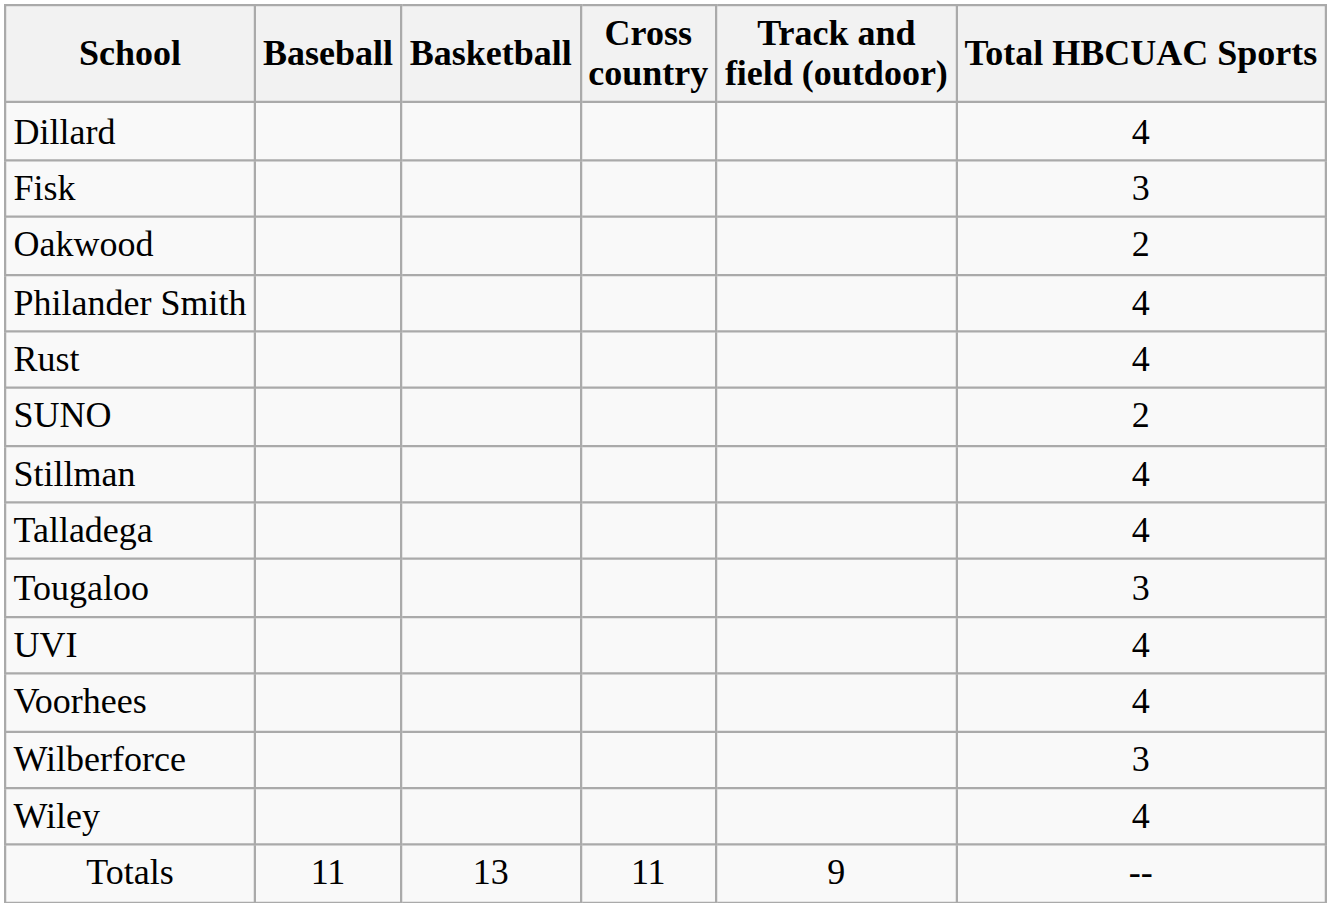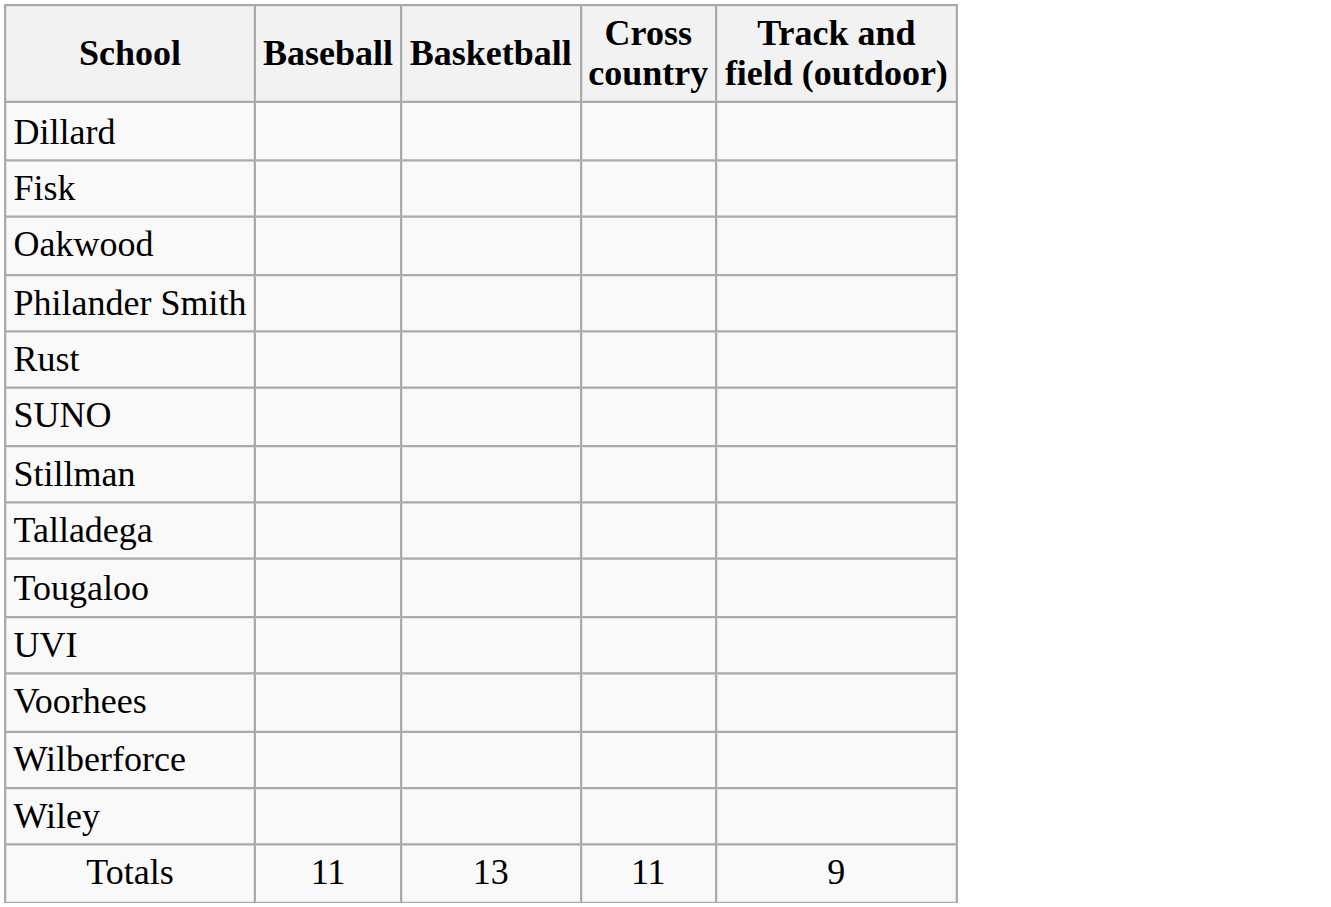- column: (1141, 53)
